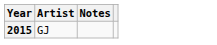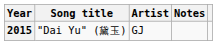+ column: (82, 13)
